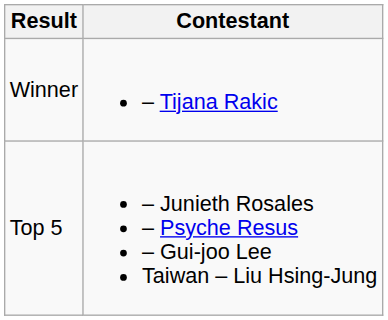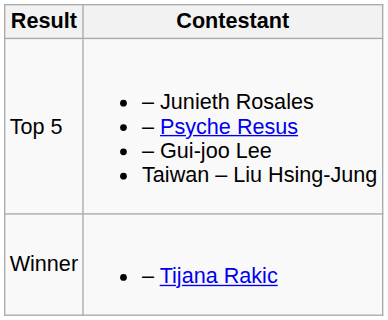rows swapped: (44, 89) <-> (36, 227)
